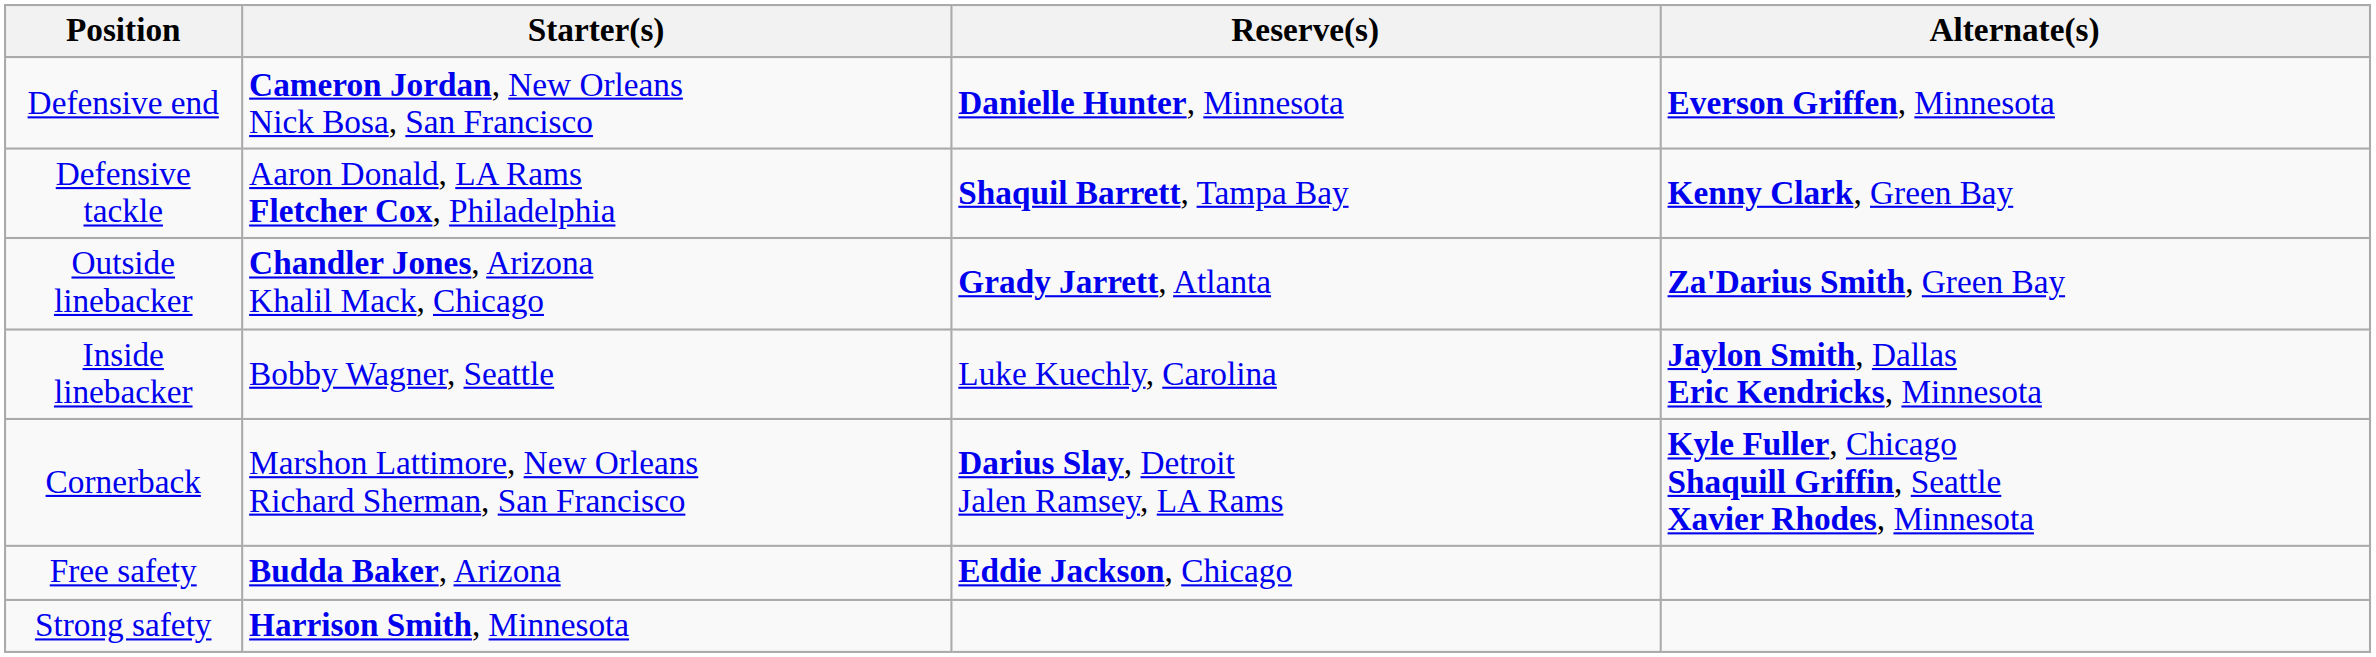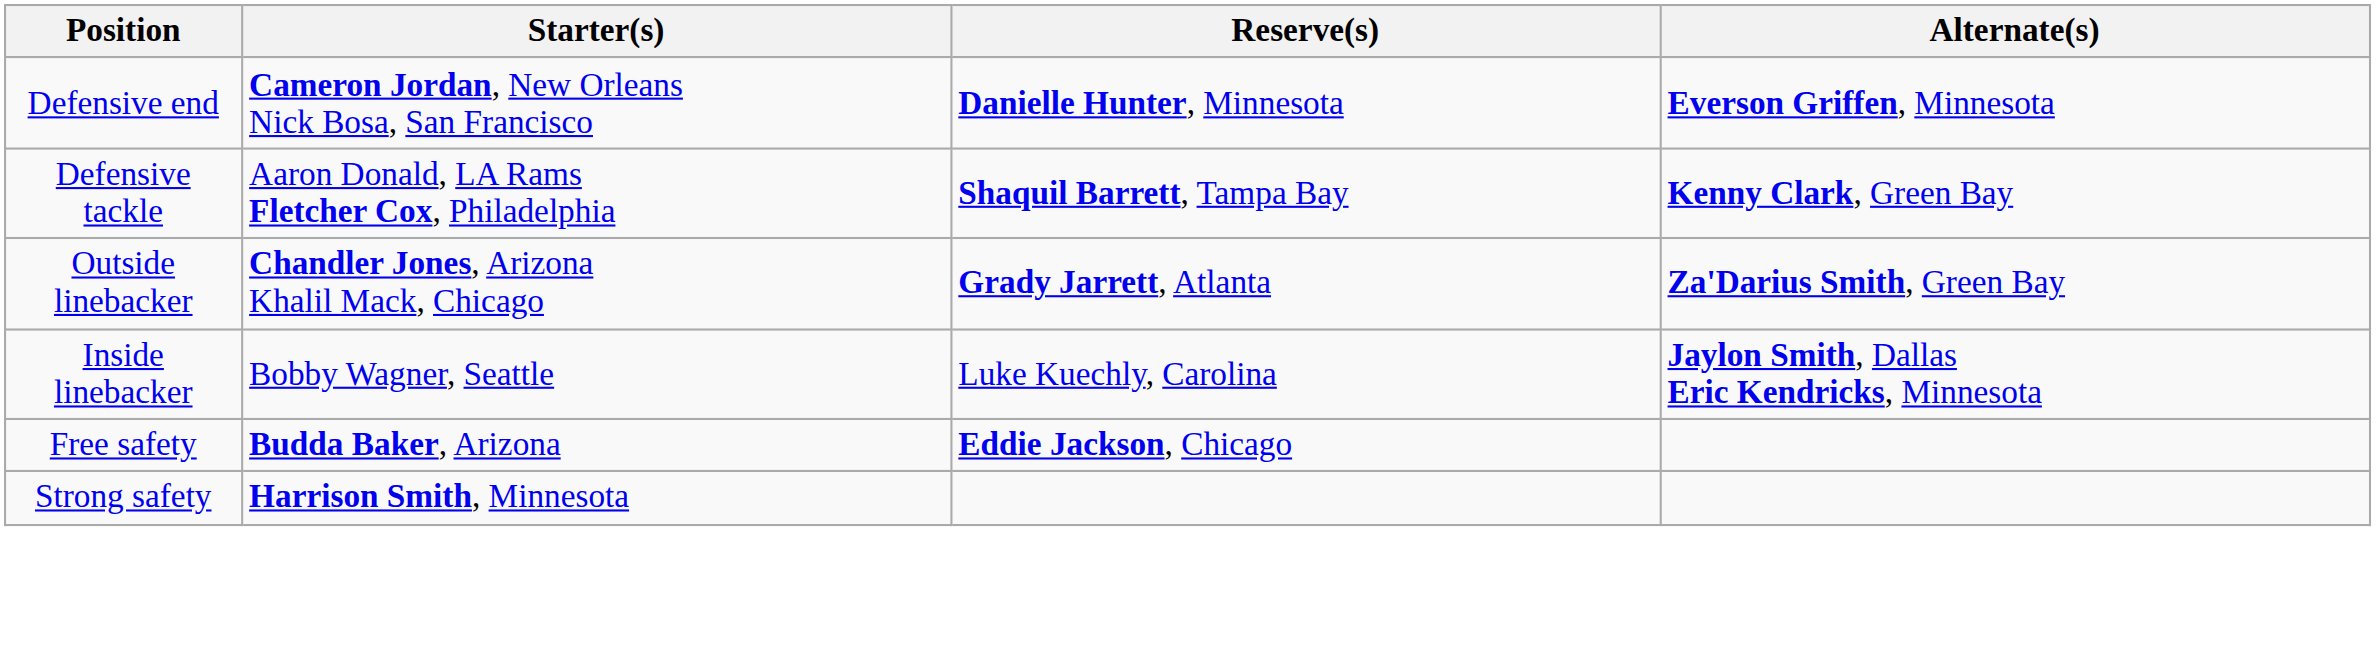- row: (123, 481)
